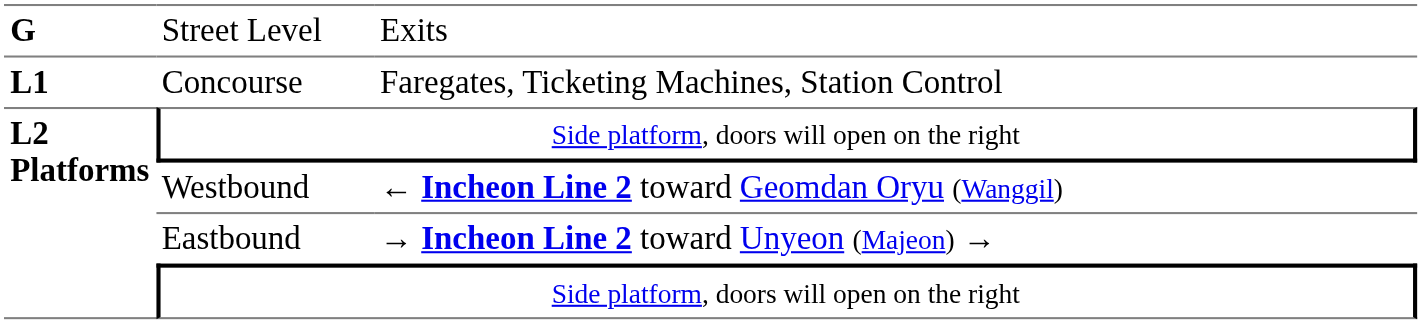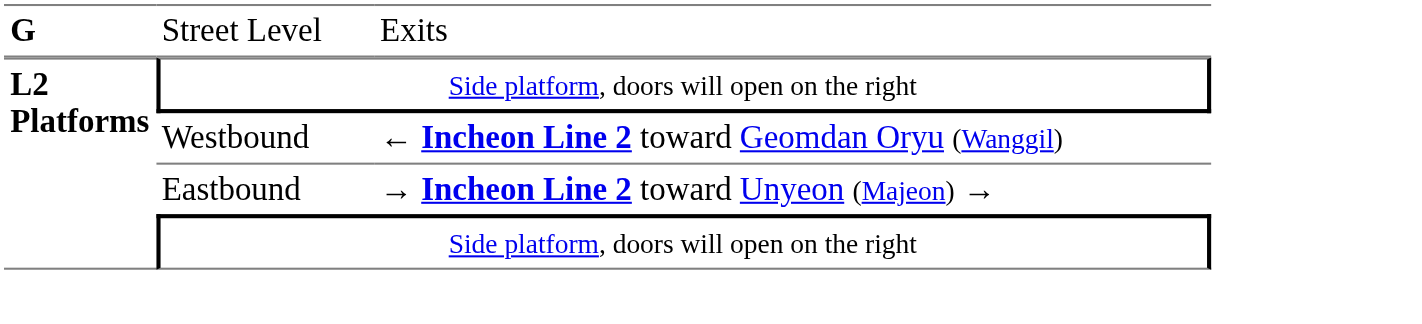- row: (232, 81)
